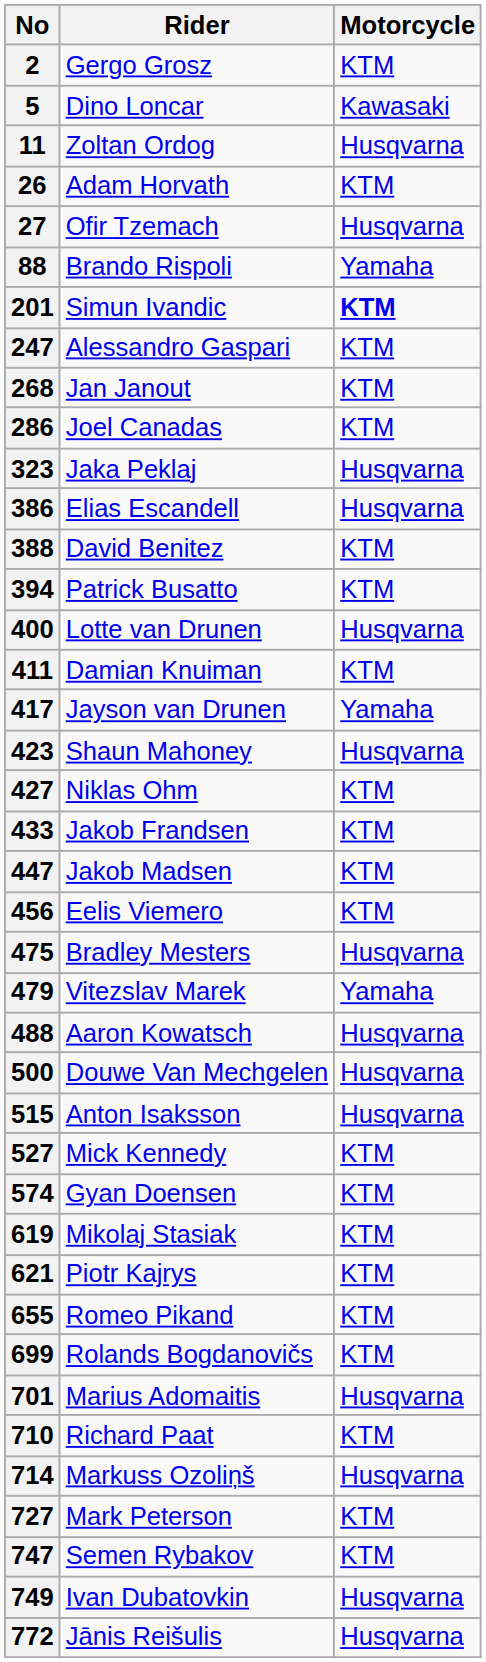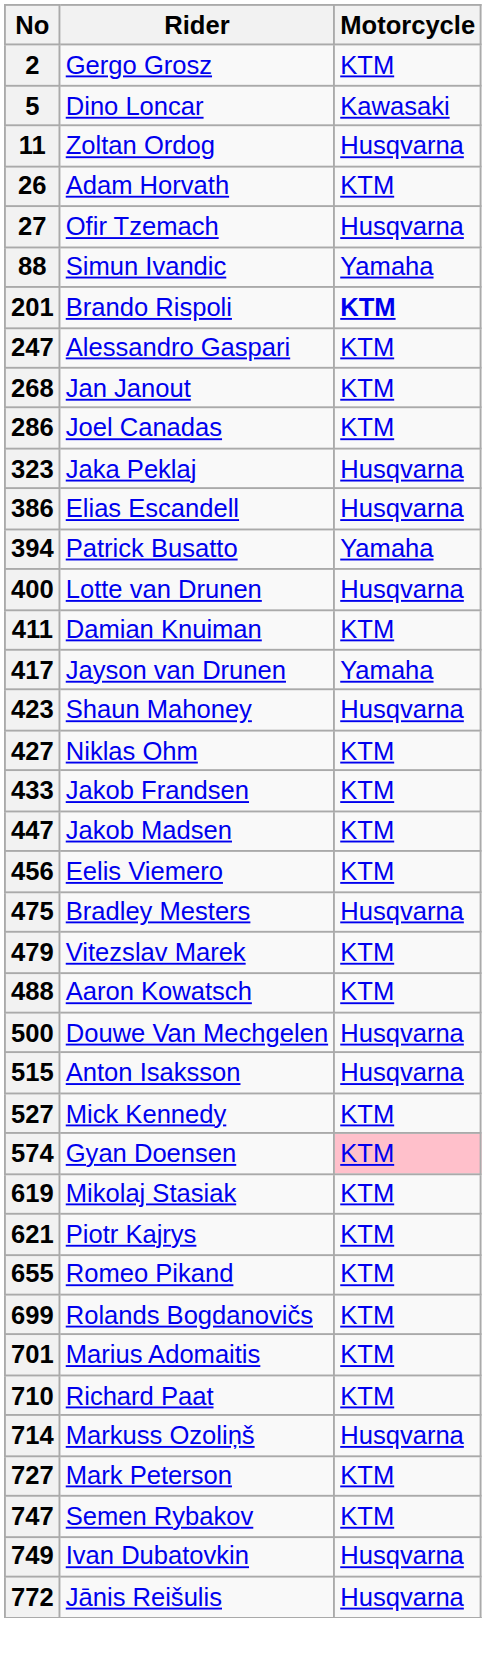(149, 266) Brando Rispoli -> (146, 266) Simun Ivandic
(146, 307) Simun Ivandic -> (149, 307) Brando Rispoli
- row: (32, 549)
(367, 589) KTM -> (387, 549) Yamaha
(387, 992) Yamaha -> (367, 952) KTM
(402, 1032) Husqvarna -> (367, 992) KTM
(367, 1193) no background -> (367, 1153) pink background
(402, 1395) Husqvarna -> (367, 1355) KTM
